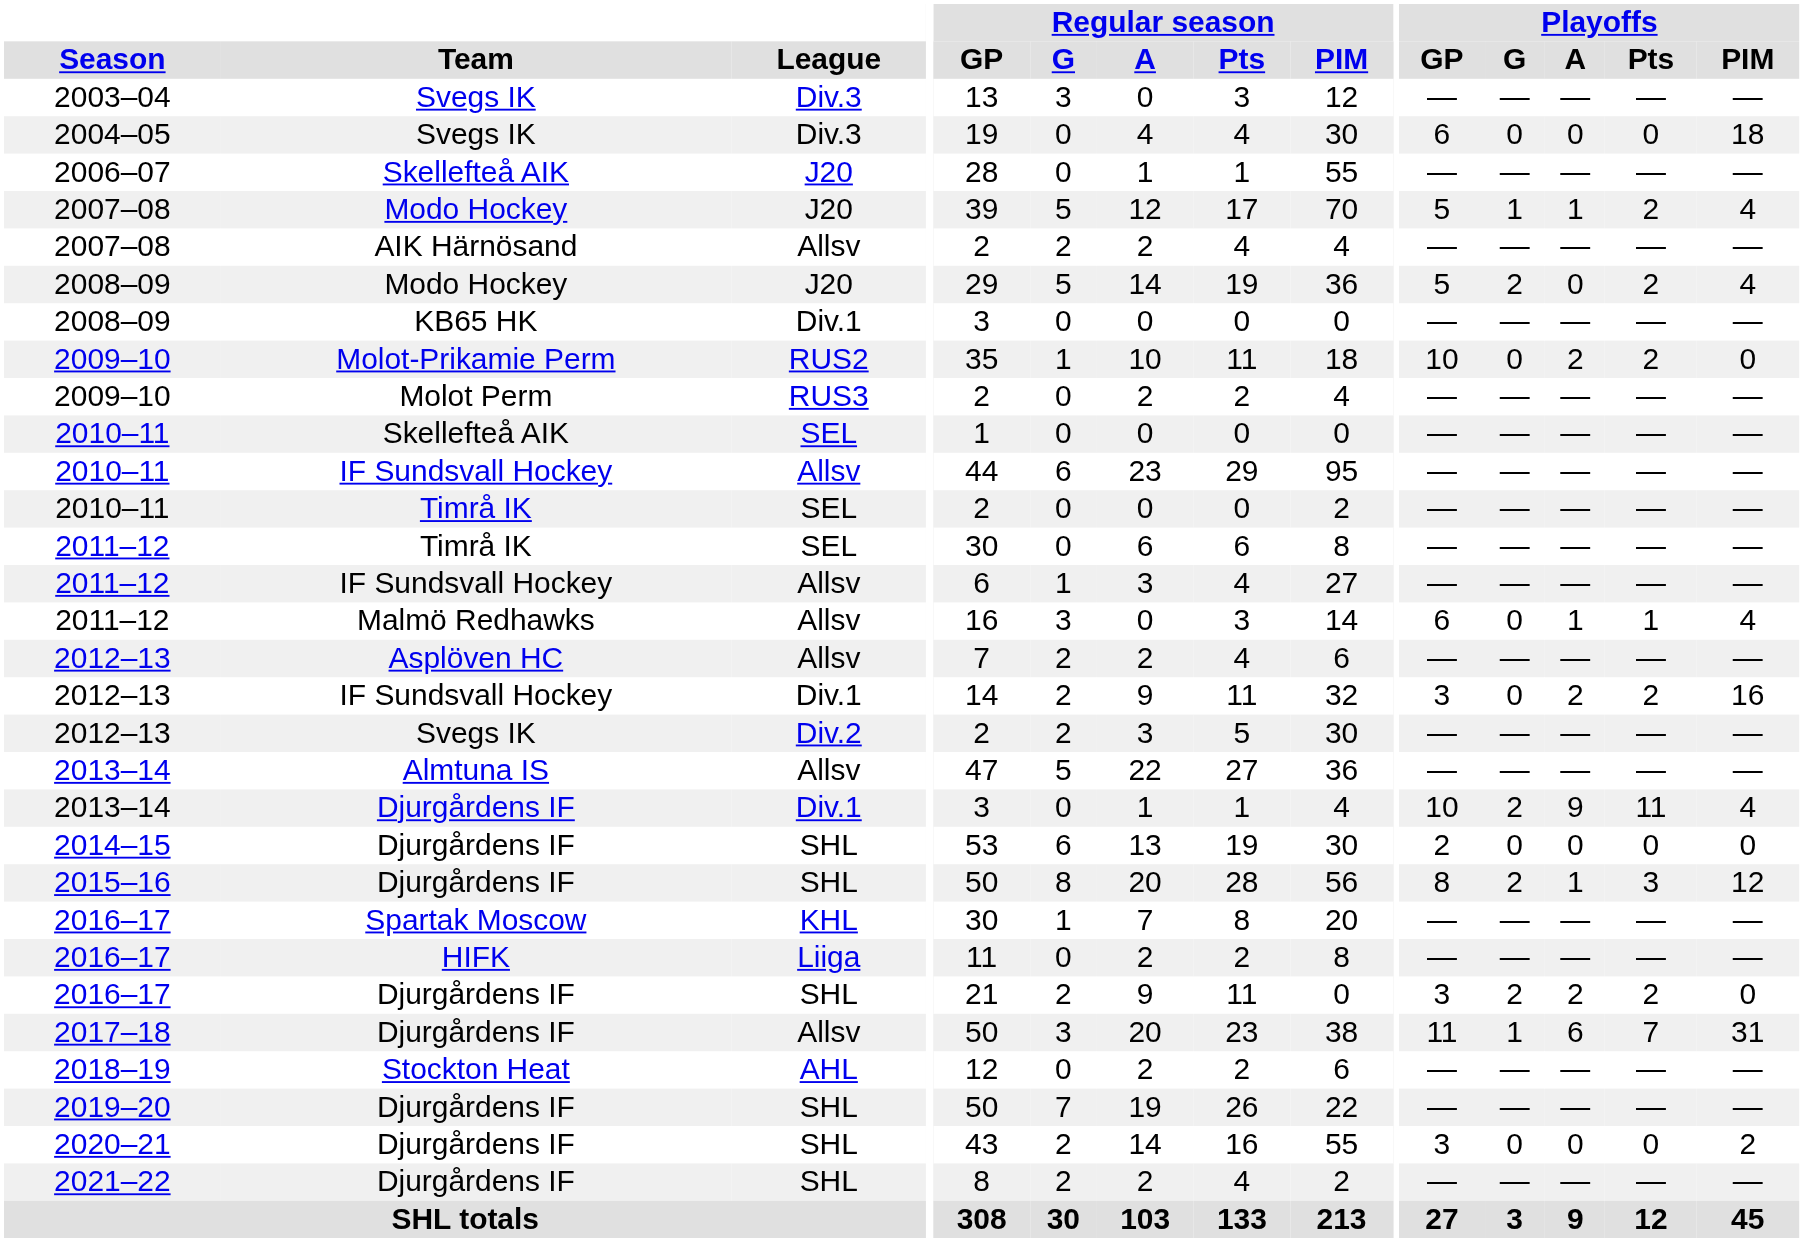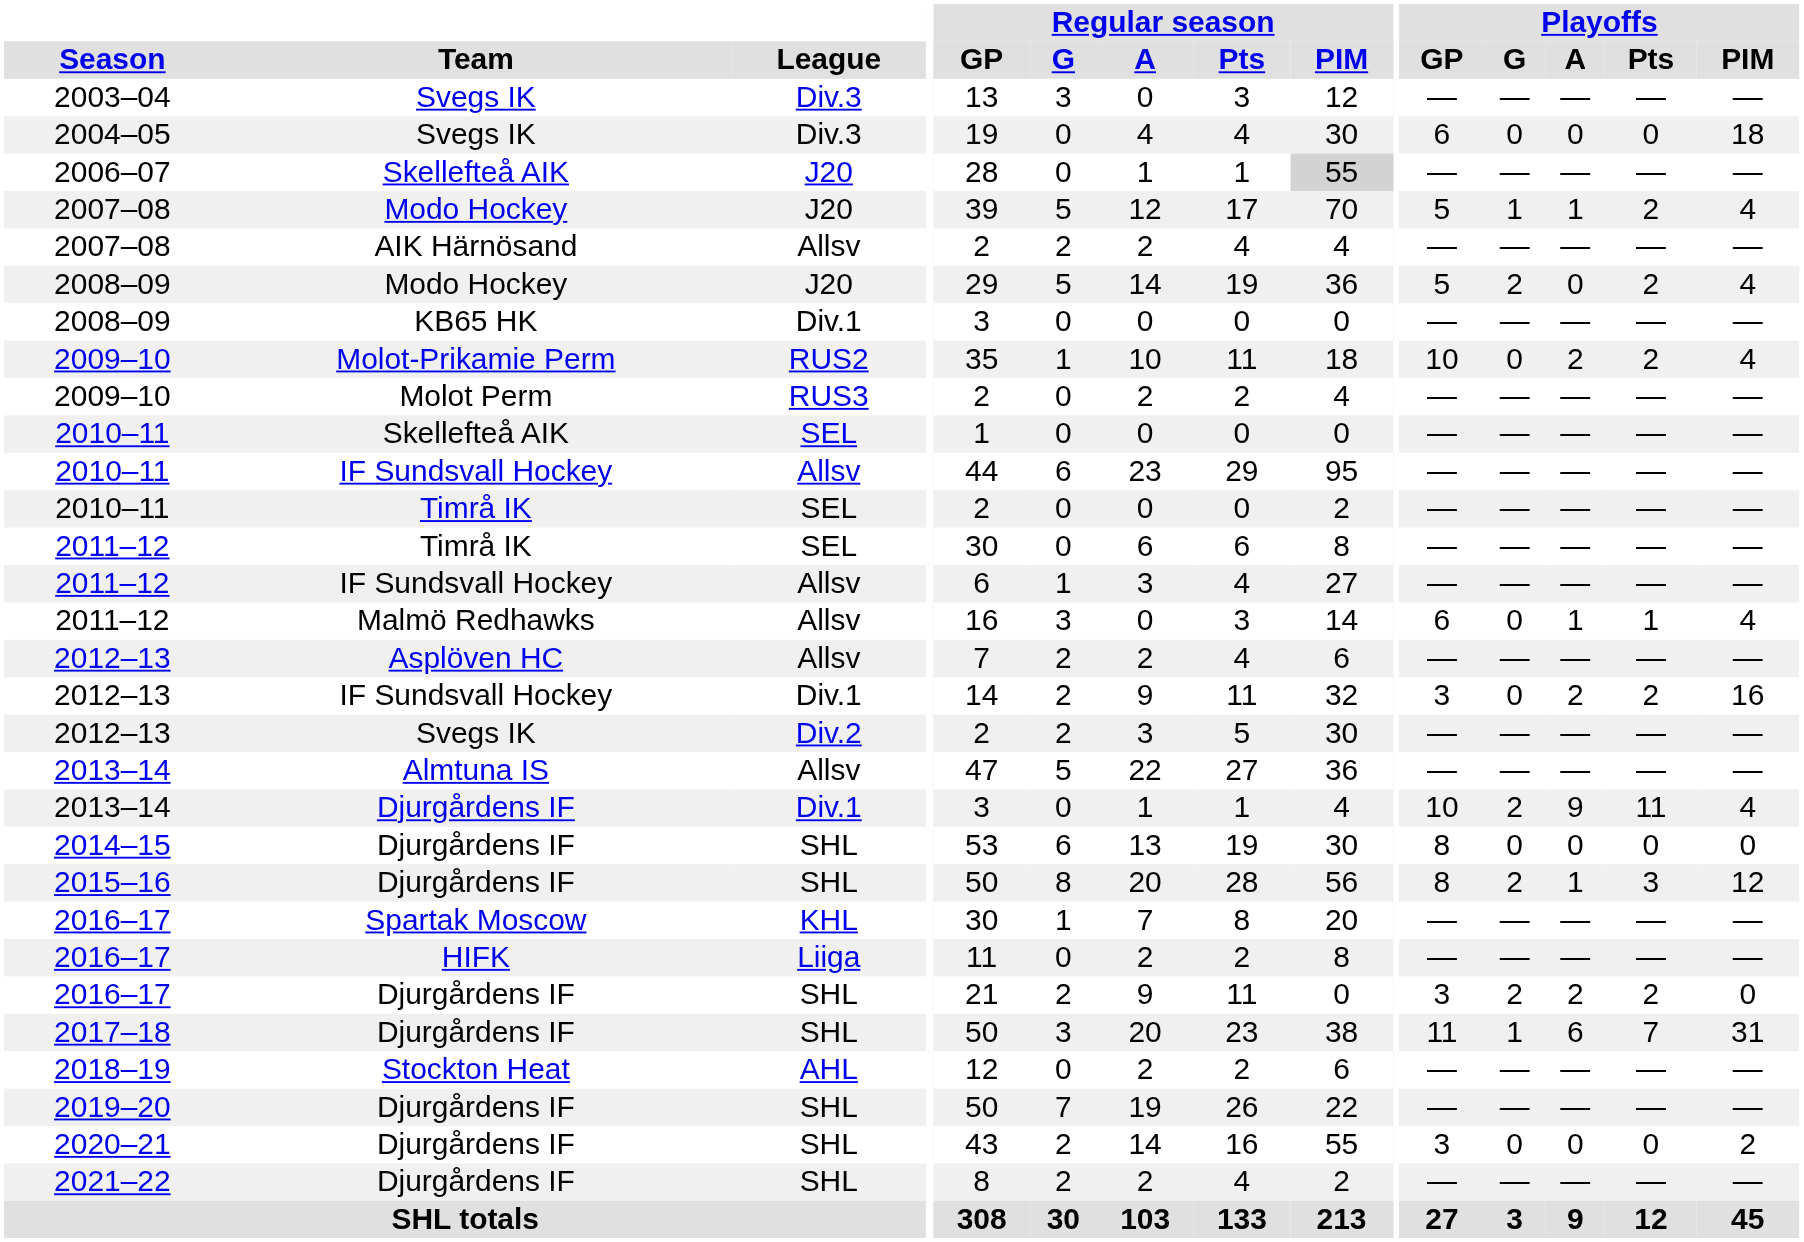(1342, 171) no background -> (1342, 171) lightgrey background
(1748, 358) 0 -> (1748, 358) 4
(1442, 845) 2 -> (1442, 845) 8
(829, 1032) Allsv -> (829, 1032) SHL
